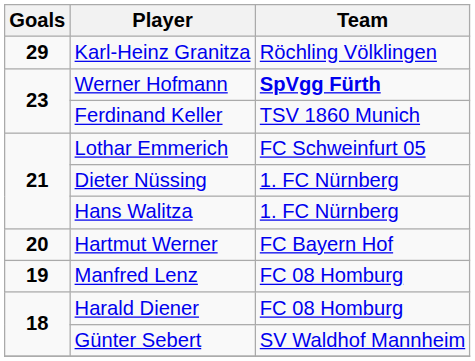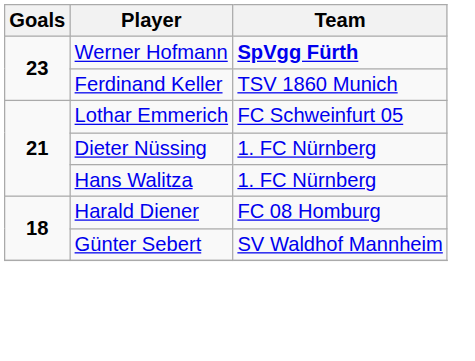- row: (163, 52)
- row: (146, 244)
- row: (136, 276)
